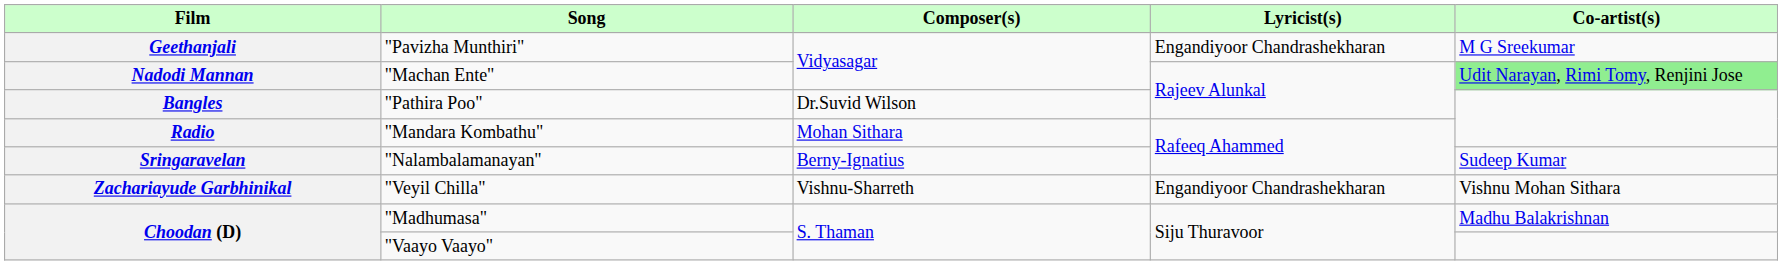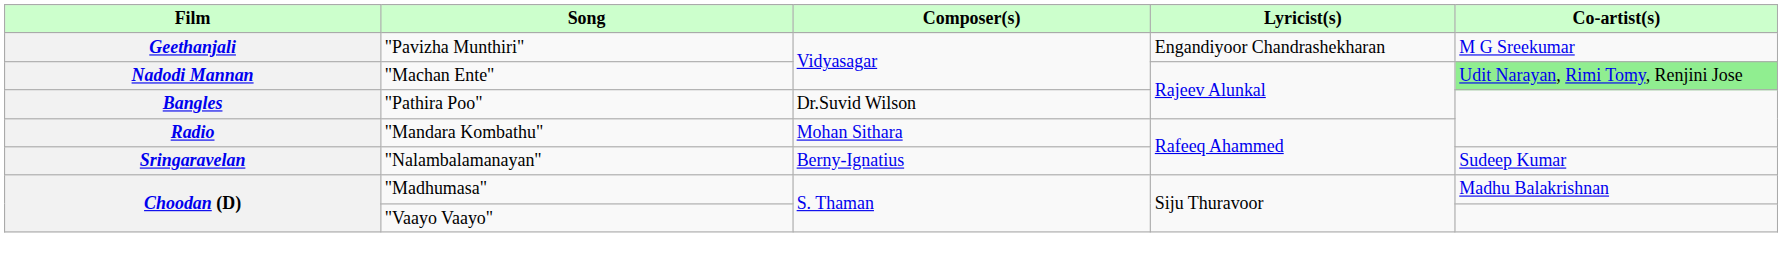- row: (435, 189)
